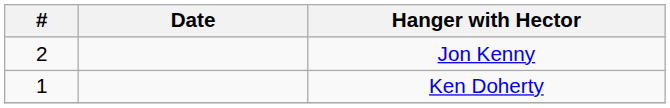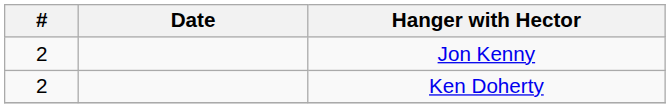(42, 86) 1 -> (42, 86) 2
